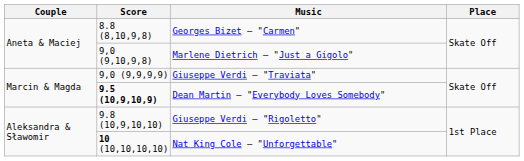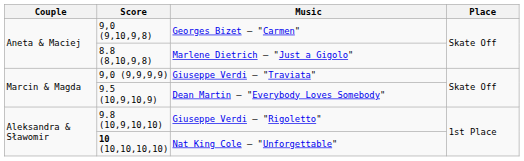(126, 31) 8.8 (8,10,9,8) -> (126, 31) 9,0 (9,10,9,8)
(126, 56) 9,0 (9,10,9,8) -> (126, 56) 8.8 (8,10,9,8)
(128, 95) bold -> (128, 95) normal
